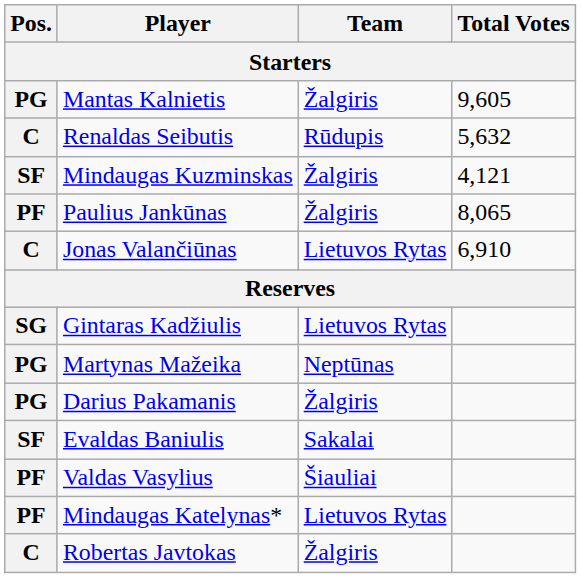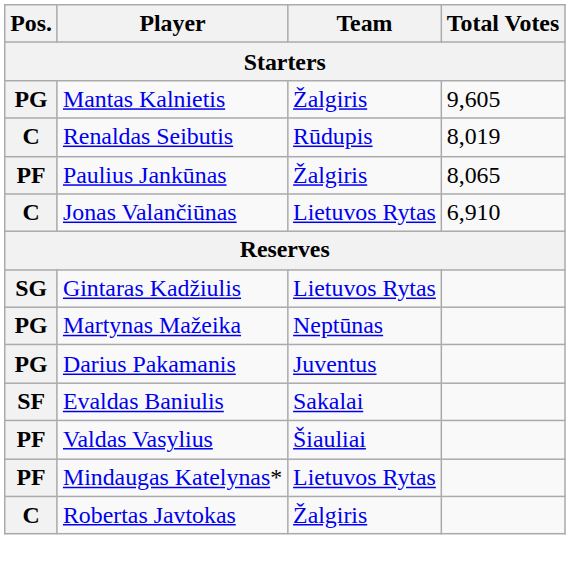(484, 136) 5,632 -> (474, 136) 8,019
- row: (178, 174)
(341, 401) Žalgiris -> (335, 363) Juventus
